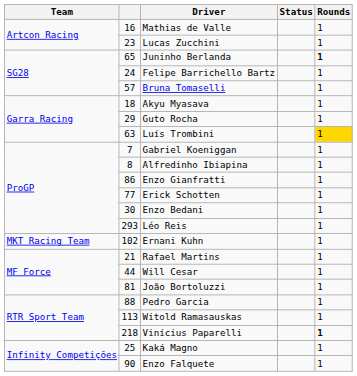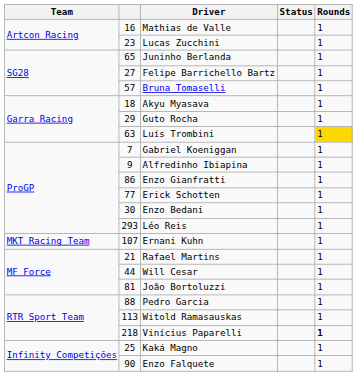(320, 58) bold -> (320, 58) normal
(130, 73) 24 -> (130, 73) 27
(130, 165) 8 -> (130, 165) 9
(130, 241) 102 -> (130, 241) 107
